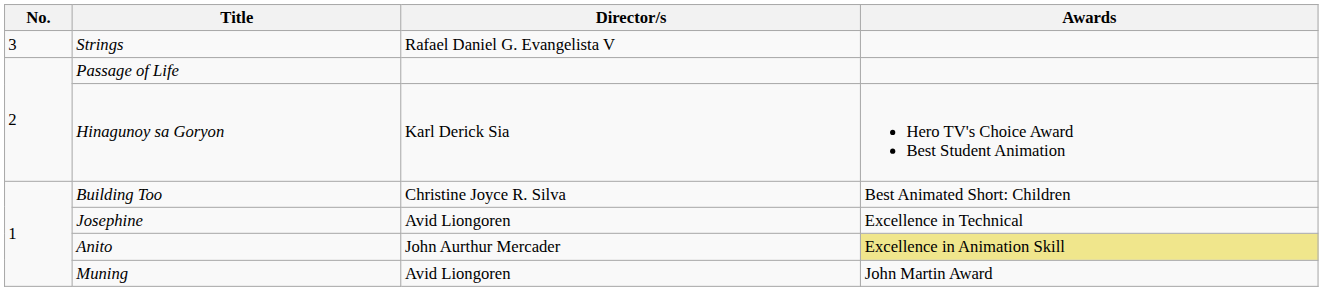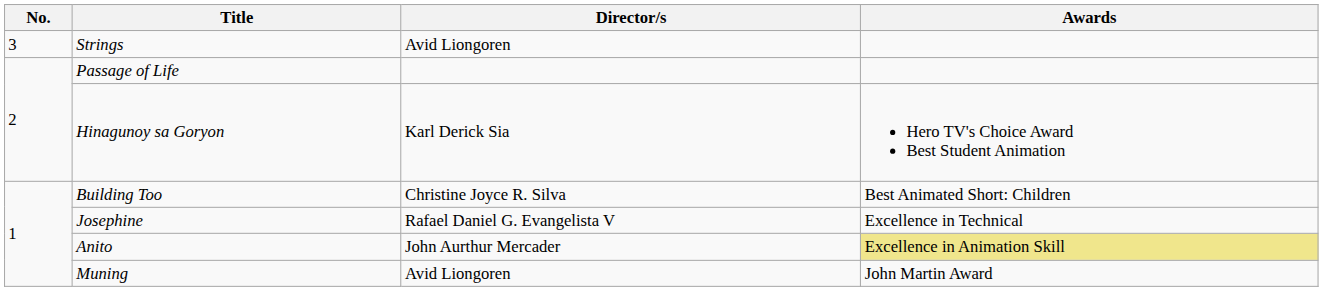(510, 44) Rafael Daniel G. Evangelista V -> (458, 44) Avid Liongoren
(458, 220) Avid Liongoren -> (510, 220) Rafael Daniel G. Evangelista V
